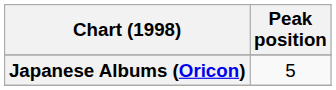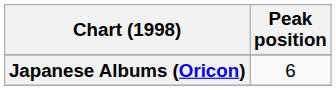(290, 70) 5 -> (290, 70) 6
